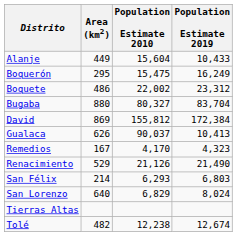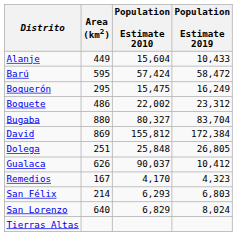+ row: (18, 74)
+ row: (23, 149)
(213, 134) 10,413 -> (213, 164) 10,412
- row: (40, 164)
- row: (18, 224)
